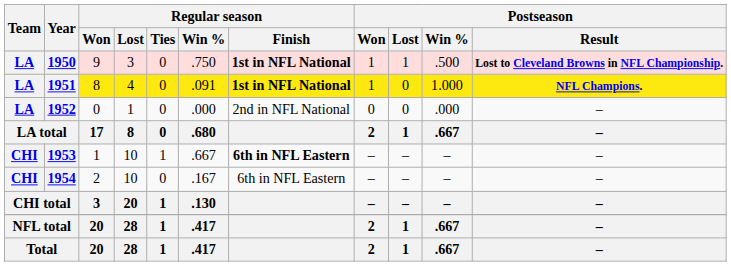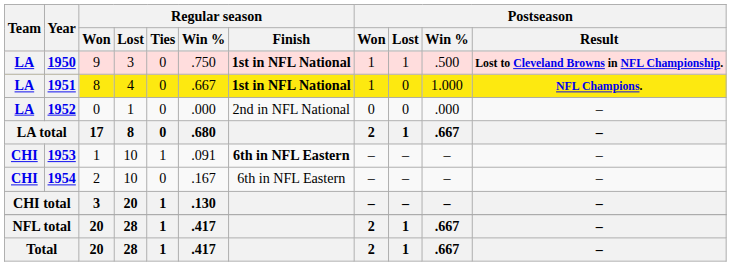(204, 86) .091 -> (204, 86) .667
(204, 156) .667 -> (204, 156) .091
